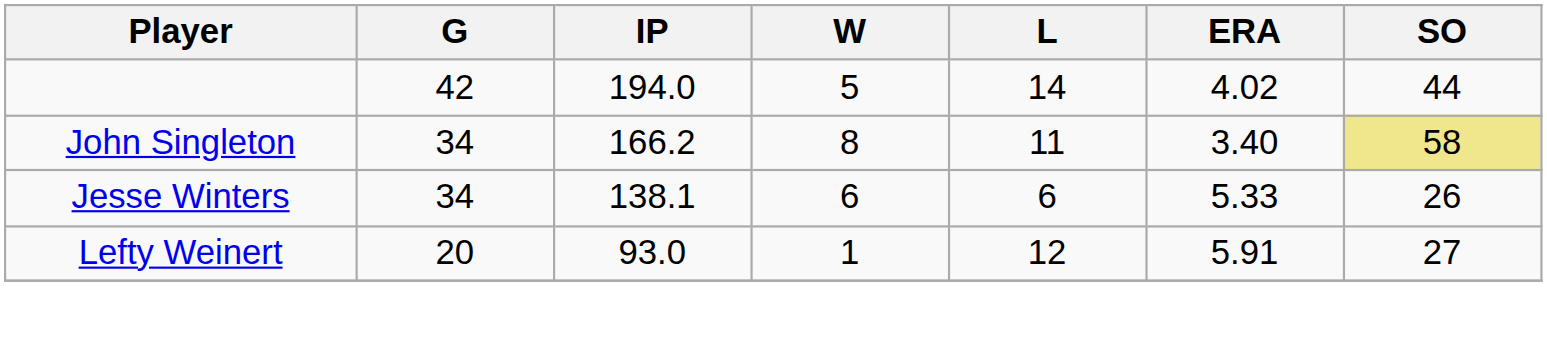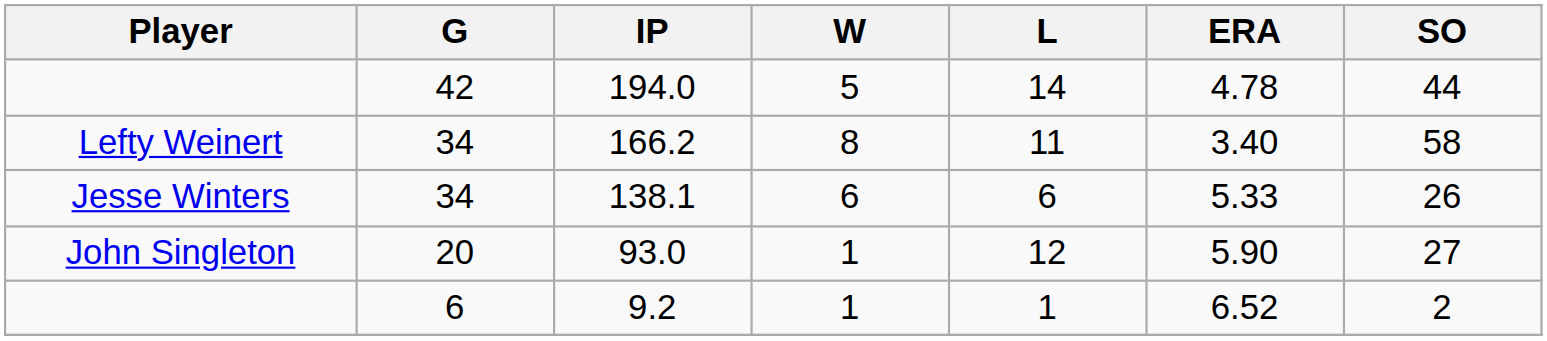(1245, 87) 4.02 -> (1245, 87) 4.78
(181, 142) John Singleton -> (181, 142) Lefty Weinert
(1442, 142) khaki background -> (1442, 142) no background
(181, 252) Lefty Weinert -> (181, 252) John Singleton
(1245, 252) 5.91 -> (1245, 252) 5.90
+ row: (652, 307)
